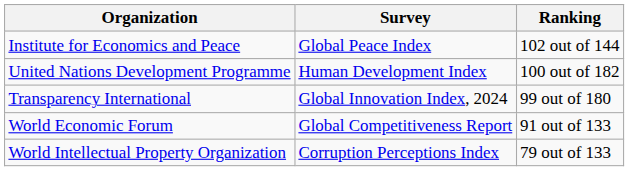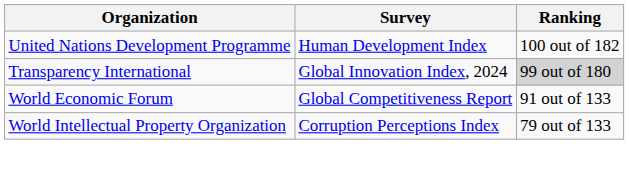- row: (124, 44)
(566, 98) no background -> (566, 71) lightgrey background
